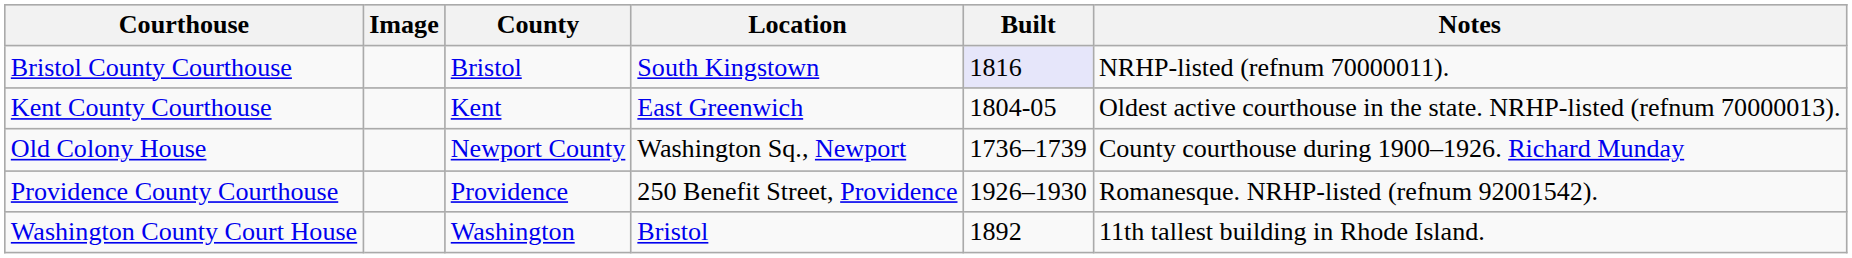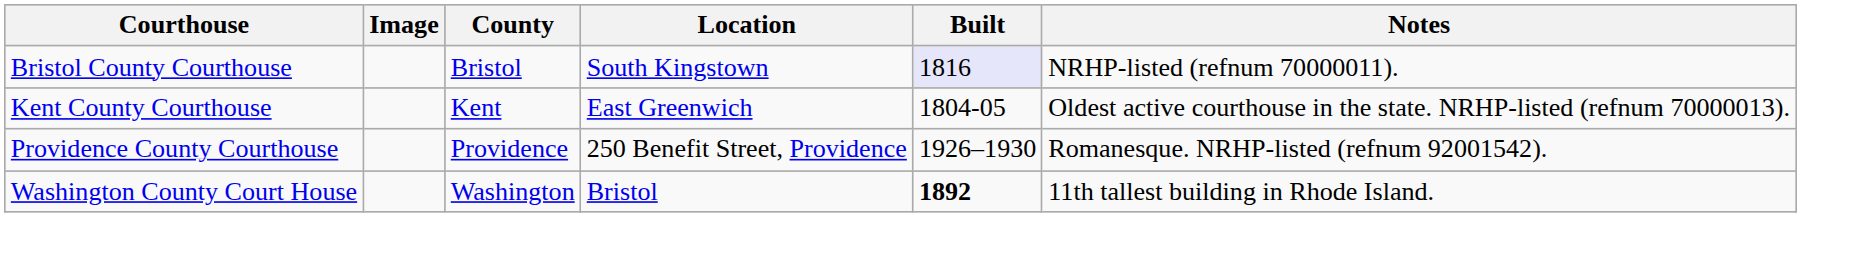- row: (109, 149)
(996, 231) normal -> (945, 190) bold
